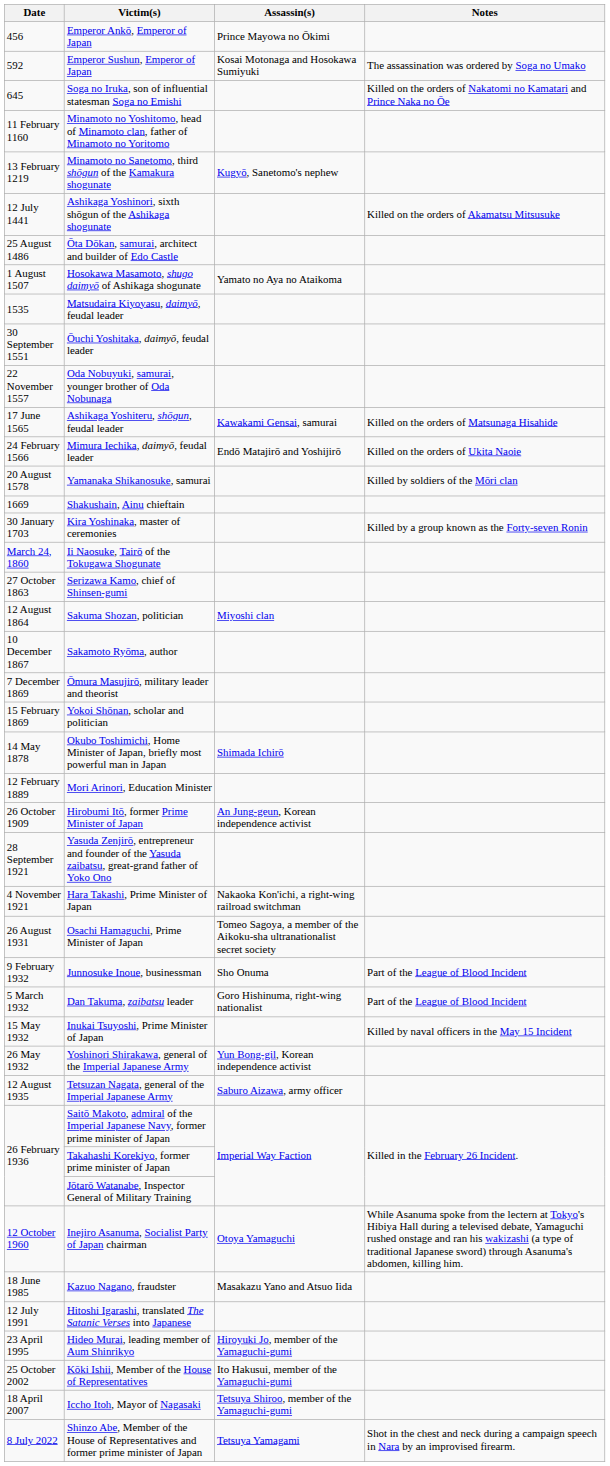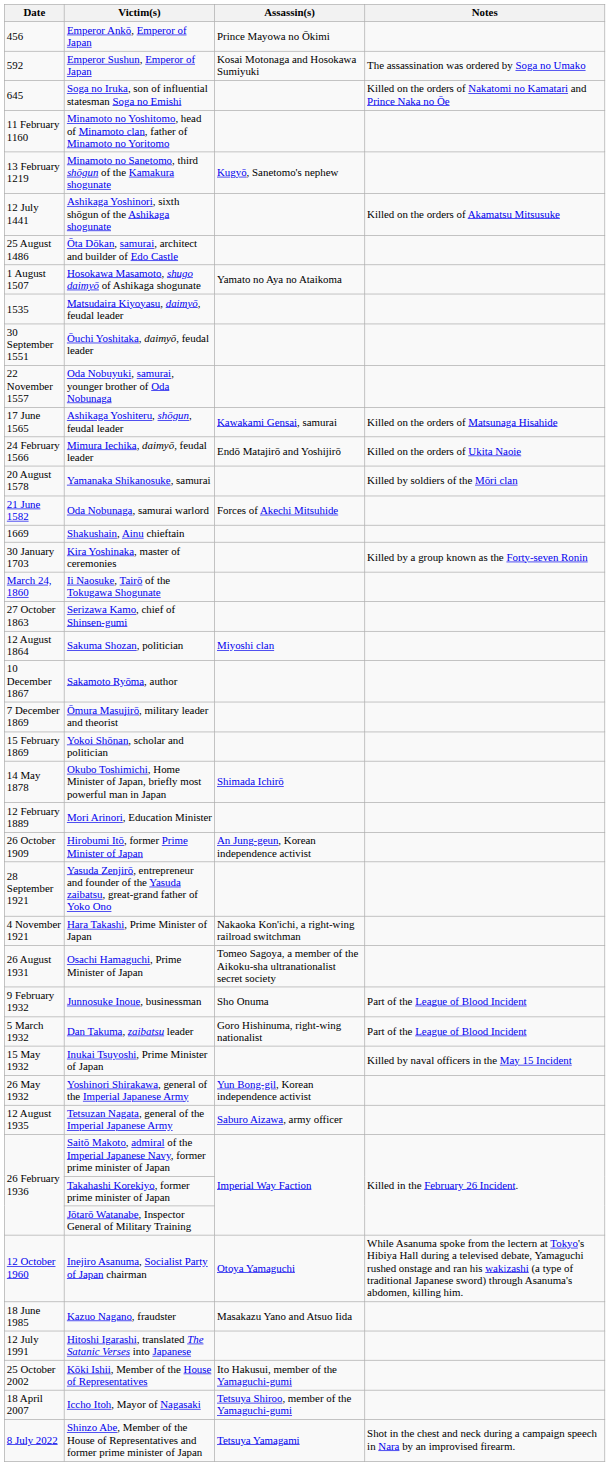+ row: (138, 510)
- row: (139, 1345)
